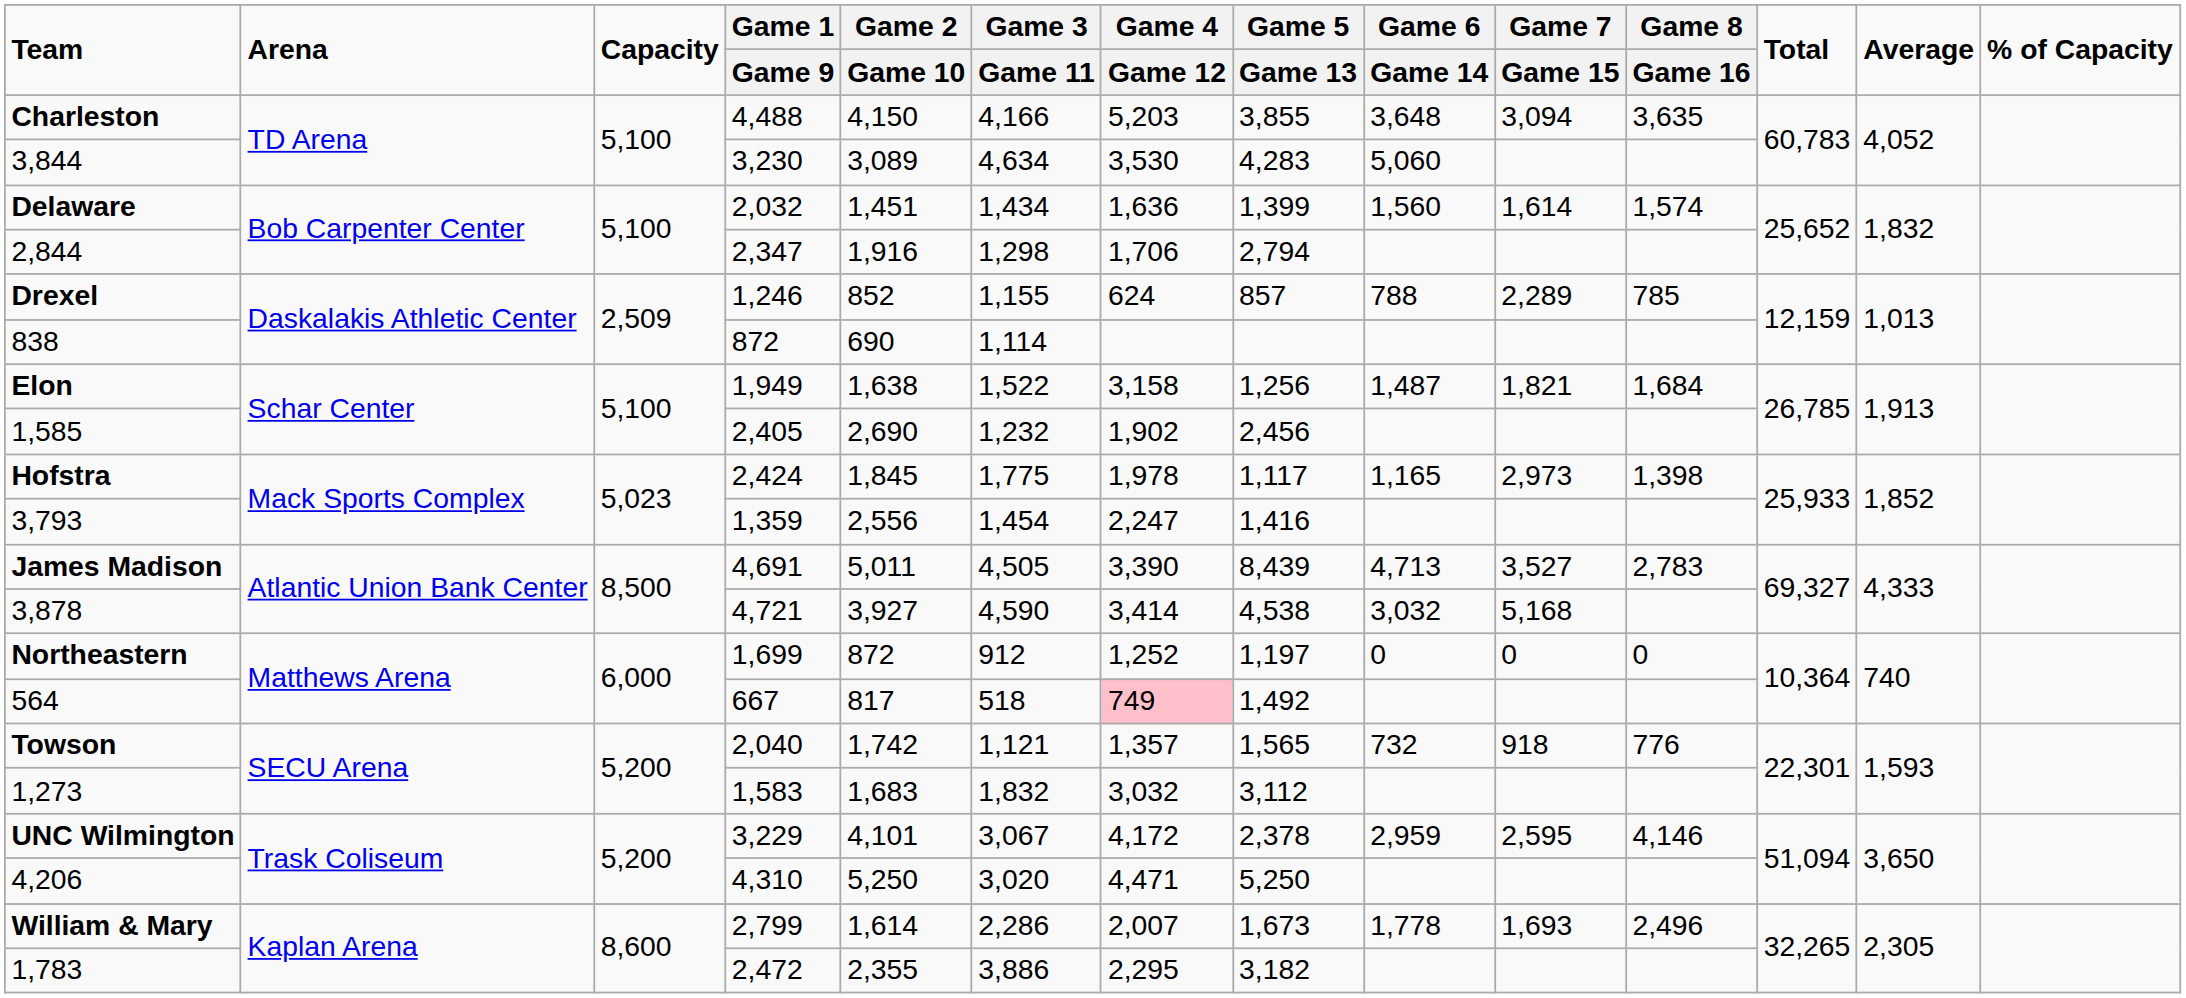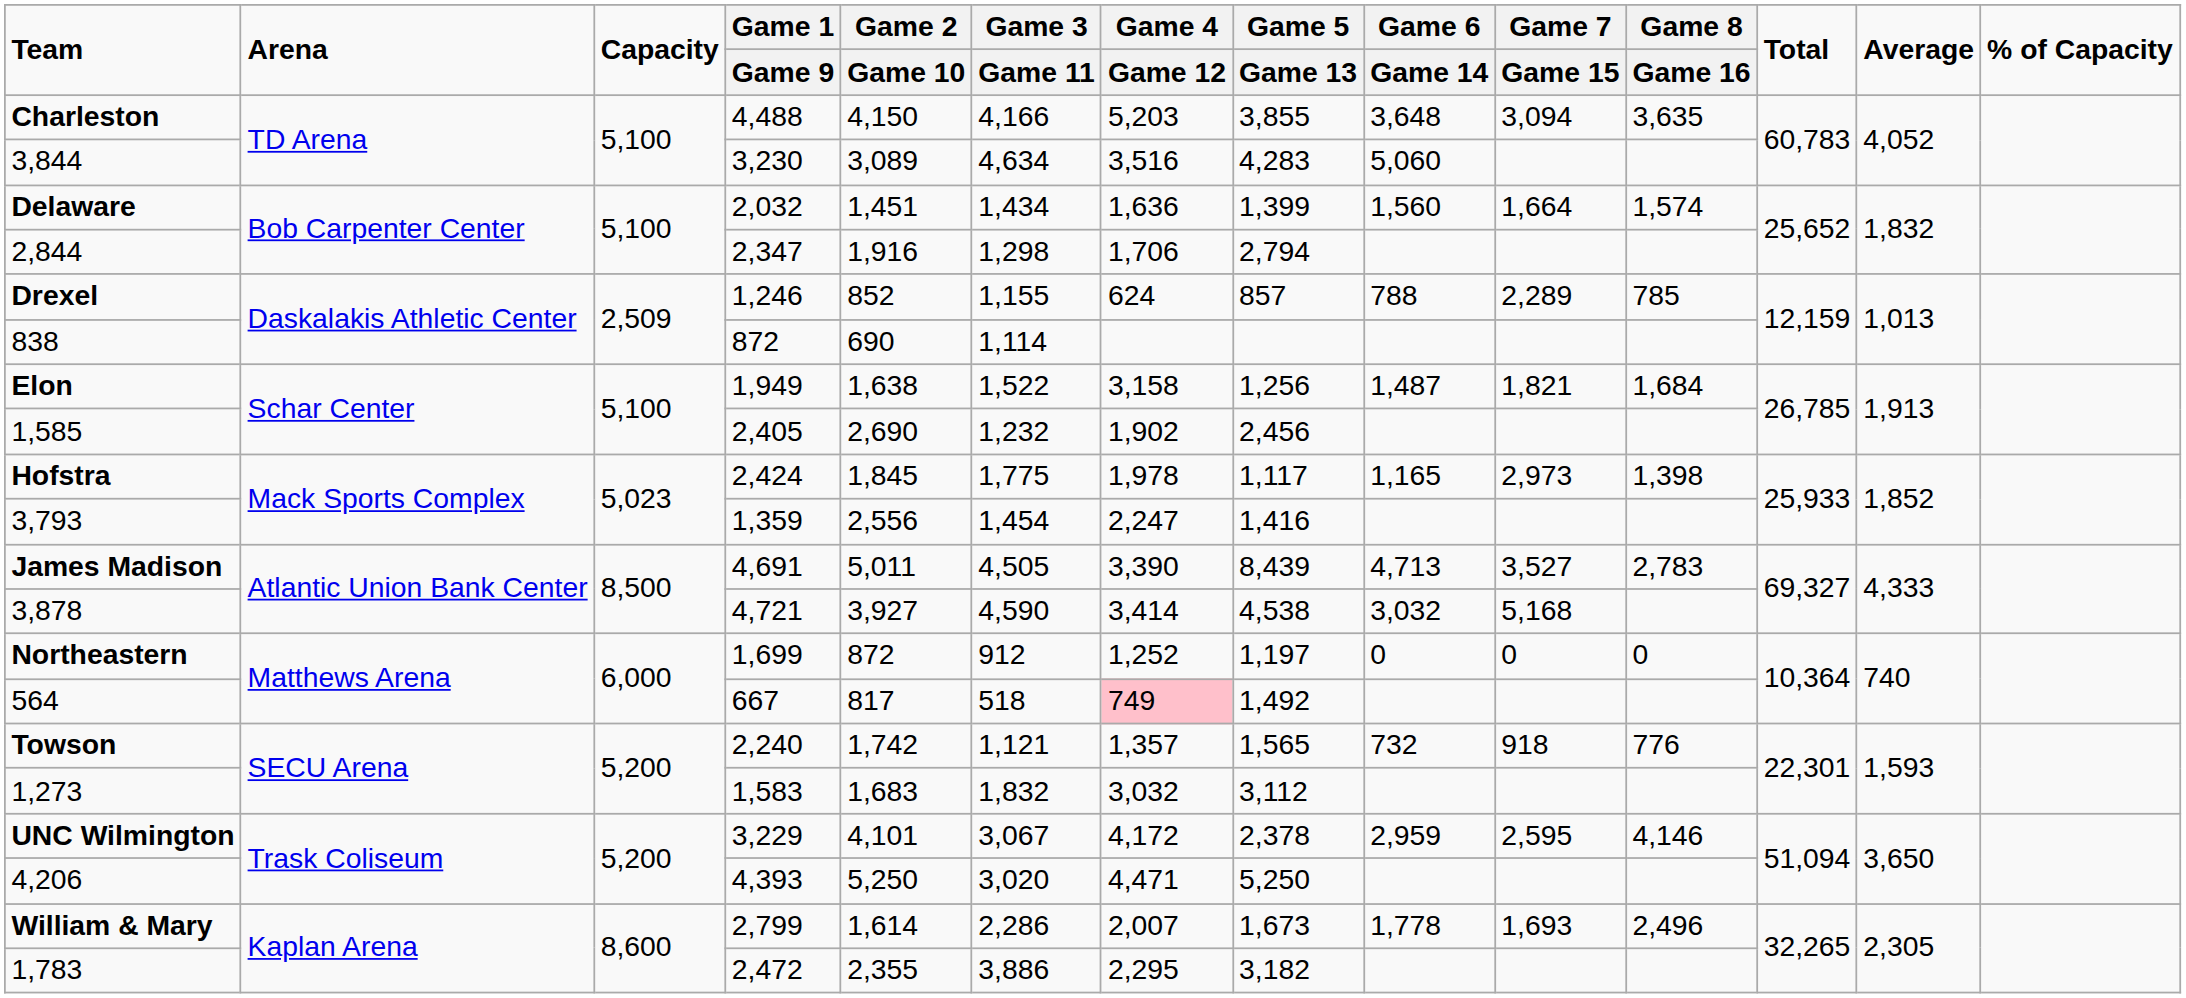(1143, 161) 3,530 -> (1143, 161) 3,516
(1537, 206) 1,614 -> (1537, 206) 1,664
(767, 745) 2,040 -> (767, 745) 2,240
(767, 880) 4,310 -> (767, 880) 4,393
